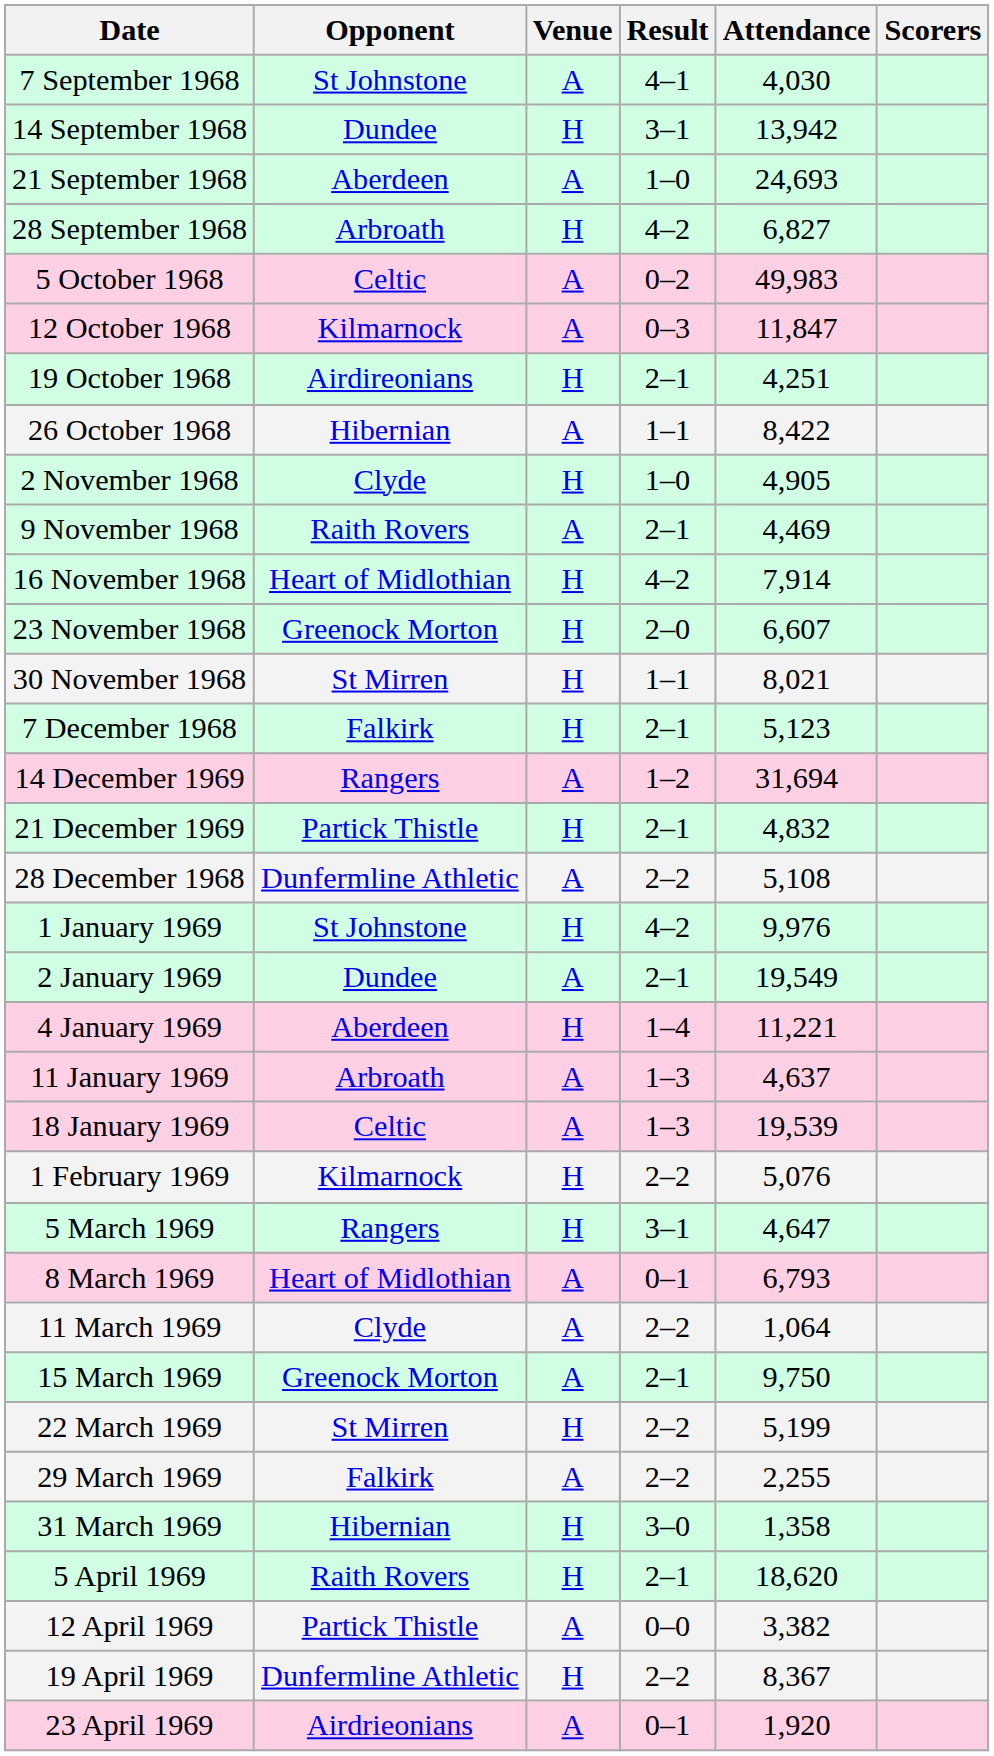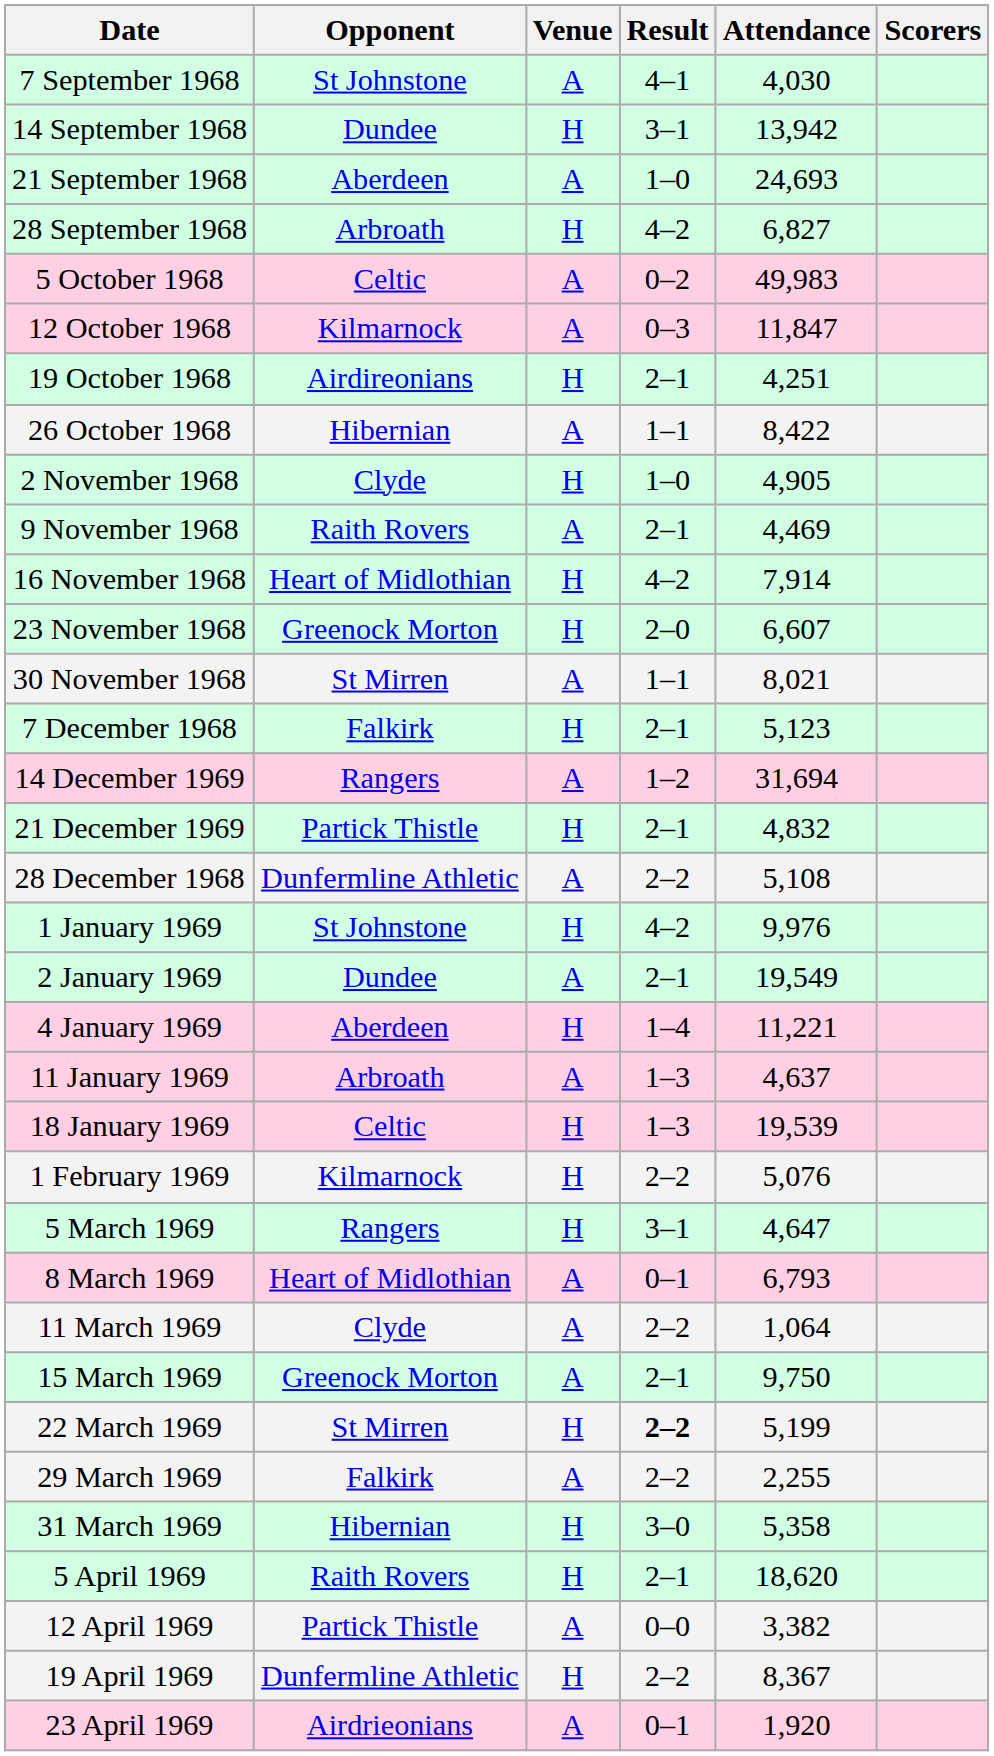(573, 677) H -> (573, 677) A
(573, 1126) A -> (573, 1126) H
(668, 1426) normal -> (668, 1426) bold
(797, 1525) 1,358 -> (797, 1525) 5,358
